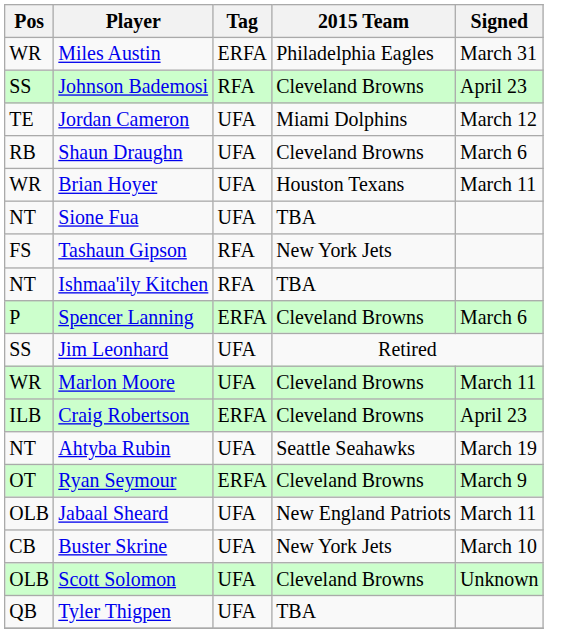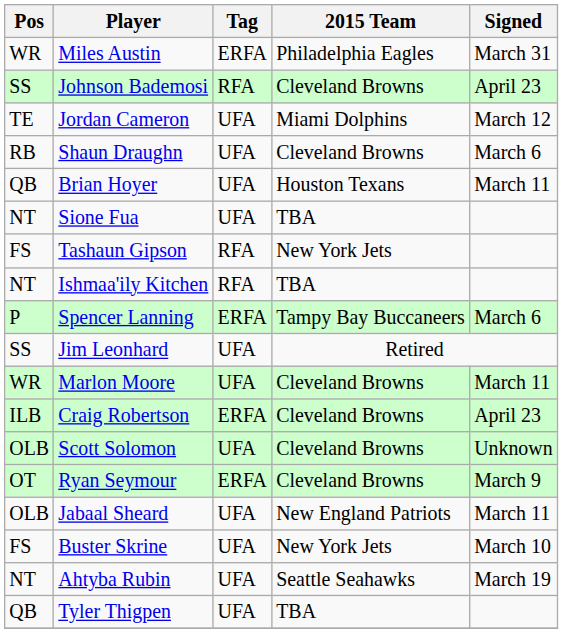(25, 185) WR -> (23, 185) QB
(350, 316) Cleveland Browns -> (371, 316) Tampy Bay Buccaneers
rows swapped: (114, 447) <-> (117, 579)
(23, 546) CB -> (20, 546) FS
